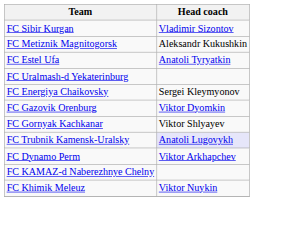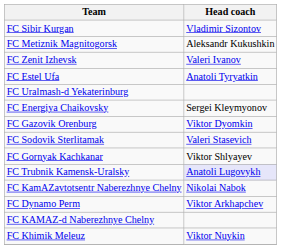+ row: (42, 60)
+ row: (55, 140)
+ row: (94, 188)
